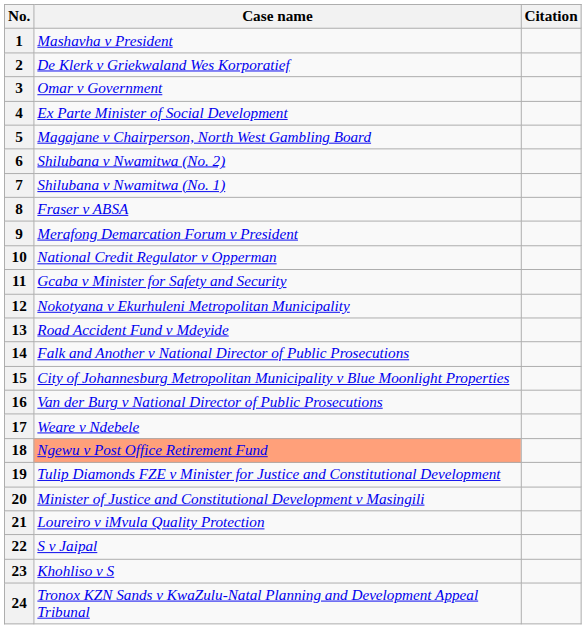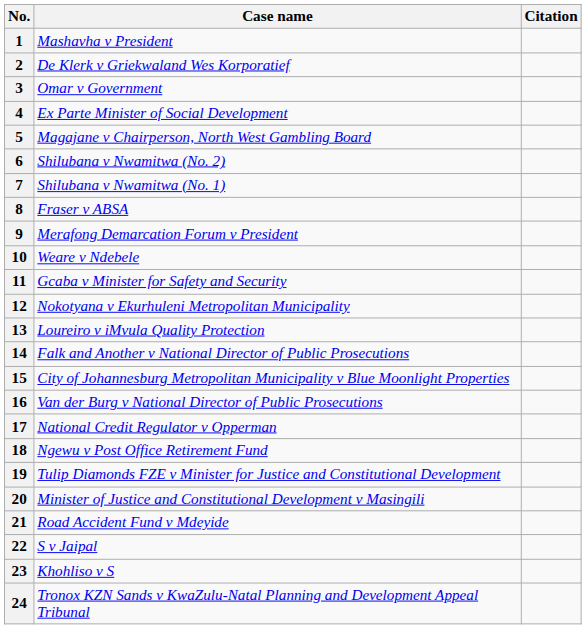(157, 257) National Credit Regulator v Opperman -> (88, 257) Weare v Ndebele
(133, 329) Road Accident Fund v Mdeyide -> (151, 329) Loureiro v iMvula Quality Protection
(88, 426) Weare v Ndebele -> (157, 426) National Credit Regulator v Opperman
(153, 450) lightsalmon background -> (153, 450) no background
(151, 522) Loureiro v iMvula Quality Protection -> (133, 522) Road Accident Fund v Mdeyide
